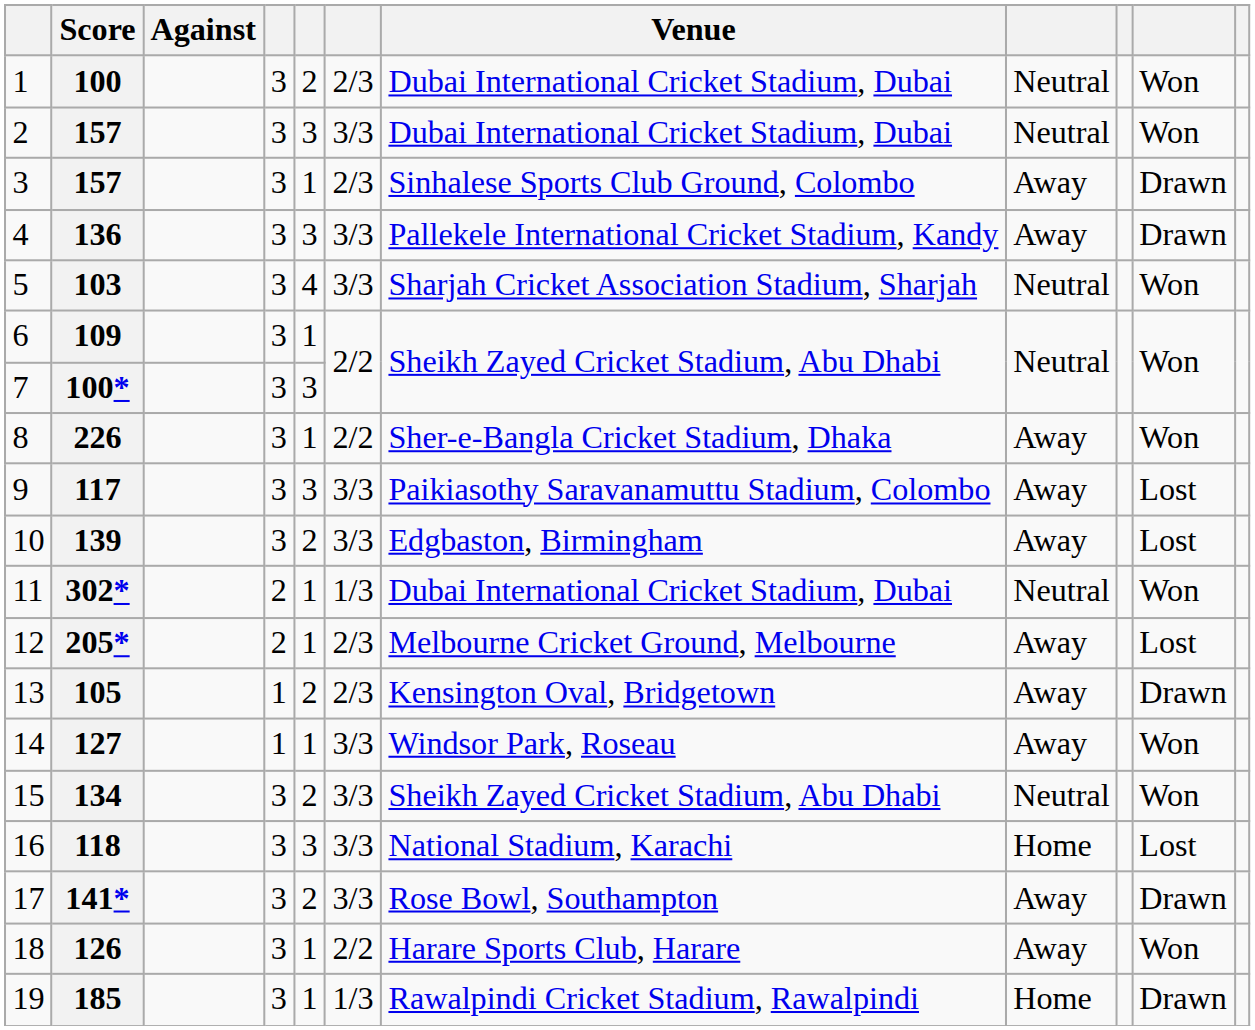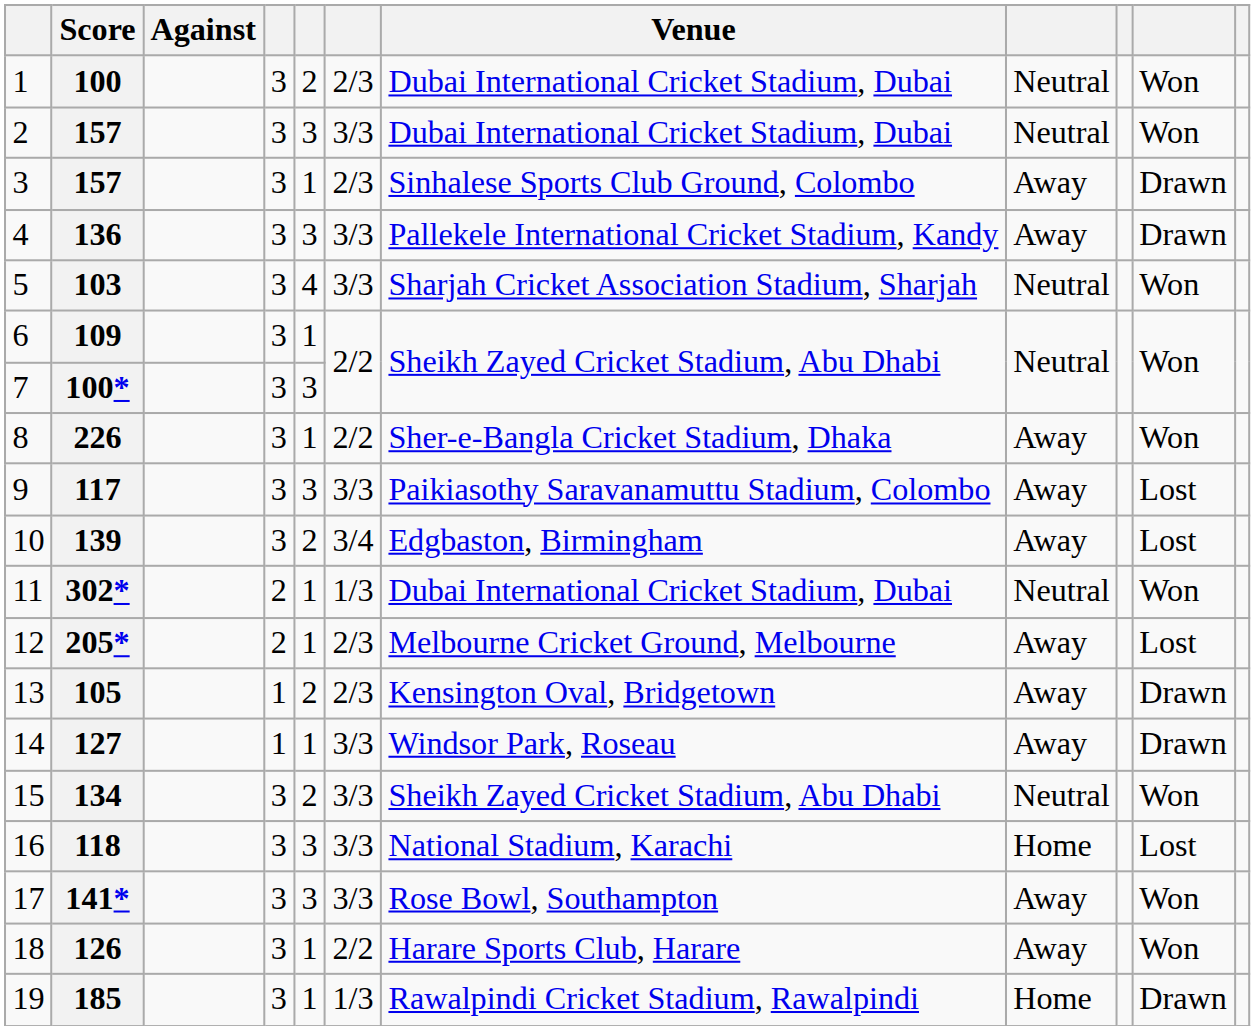(353, 540) 3/3 -> (353, 540) 3/4
(1169, 744) Won -> (1183, 744) Drawn
(310, 897) 2 -> (310, 897) 3
(1183, 897) Drawn -> (1169, 897) Won
